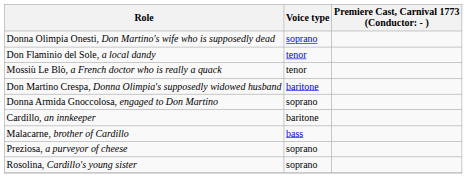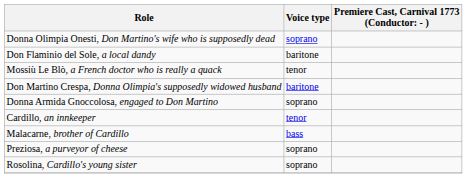(296, 54) tenor -> (302, 54) baritone
(302, 117) baritone -> (296, 117) tenor
